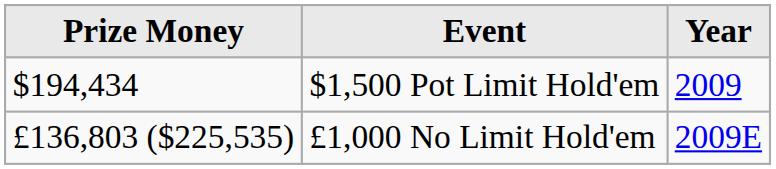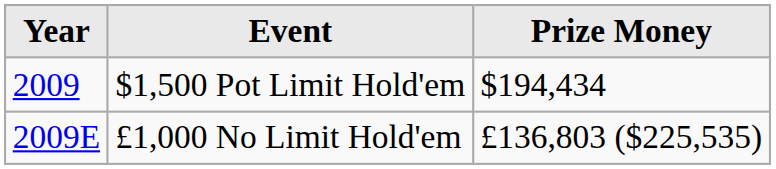columns swapped: (718, 31) <-> (153, 31)
